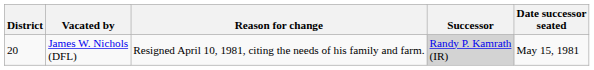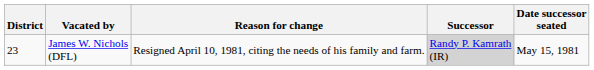(13, 50) 20 -> (13, 50) 23
